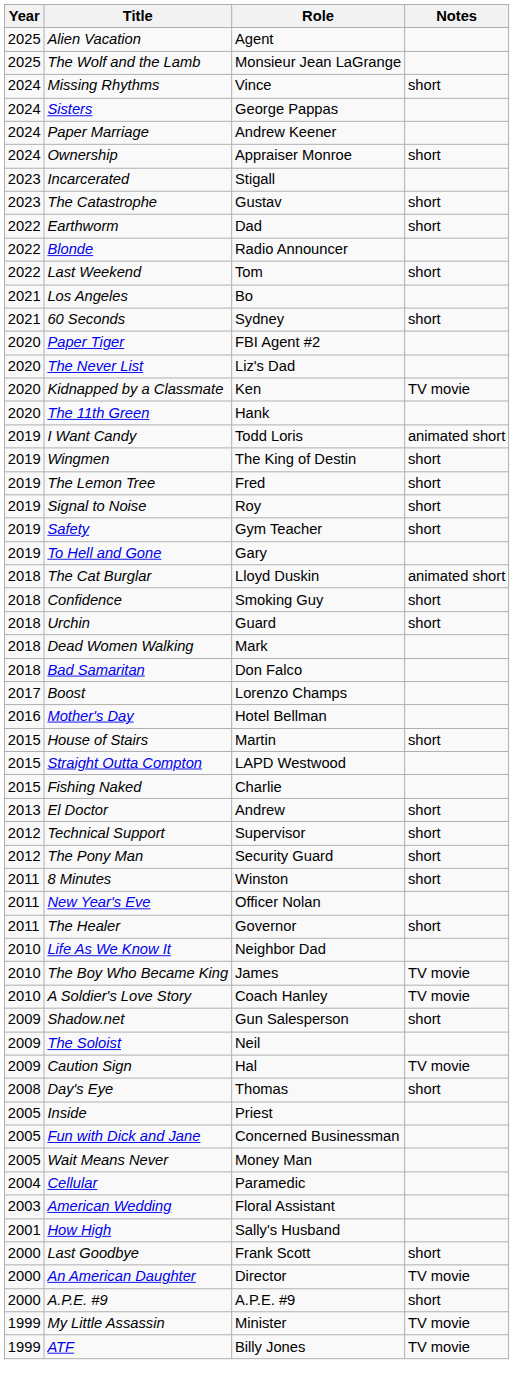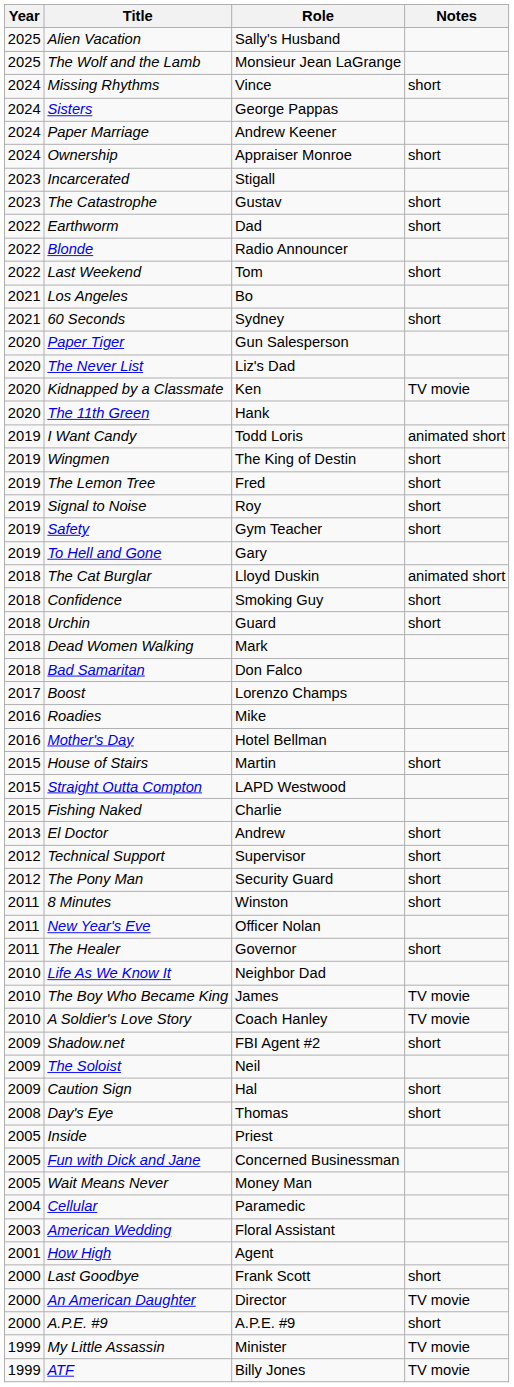(254, 39) Agent -> (288, 39) Sally's Husband
(278, 343) FBI Agent #2 -> (292, 343) Gun Salesperson
+ row: (74, 716)
(292, 1020) Gun Salesperson -> (278, 1043) FBI Agent #2
(439, 1066) TV movie -> (424, 1090) short
(288, 1230) Sally's Husband -> (254, 1253) Agent
